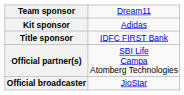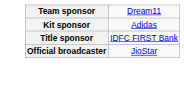- row: (46, 61)
